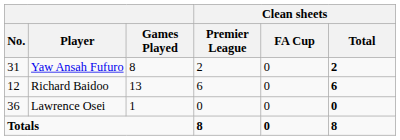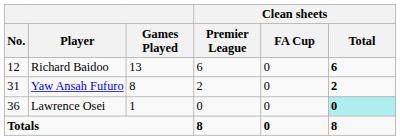rows swapped: (70, 86) <-> (77, 67)
(334, 106) no background -> (334, 106) paleturquoise background
